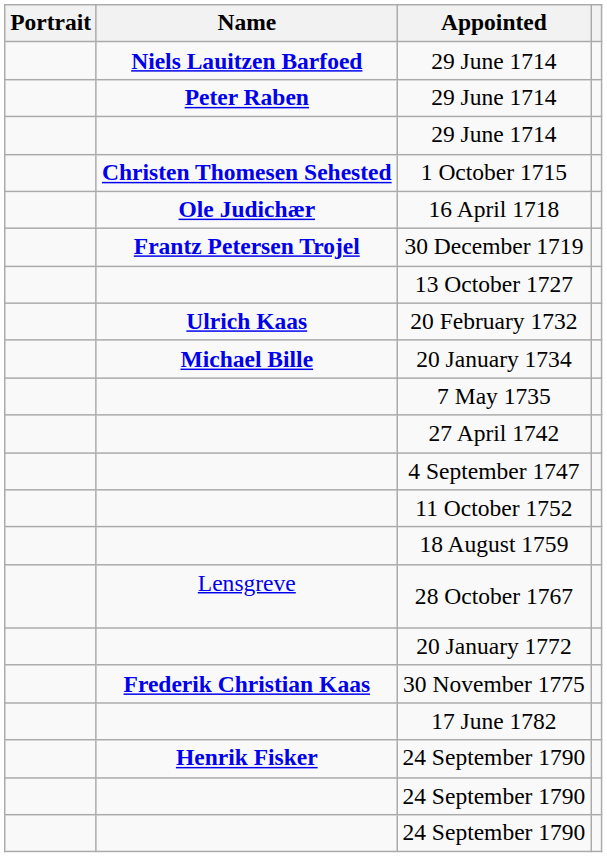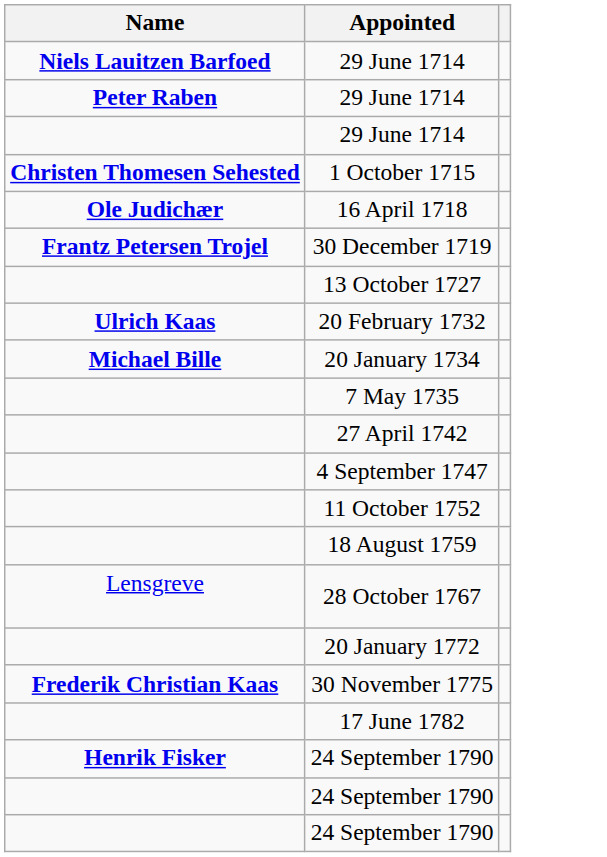- column: (51, 23)
